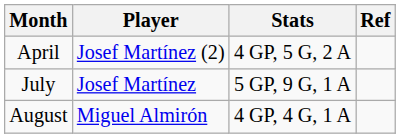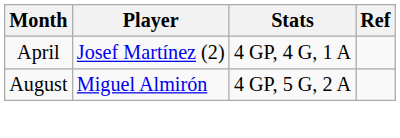(292, 52) 4 GP, 5 G, 2 A -> (292, 52) 4 GP, 4 G, 1 A
- row: (38, 84)
(292, 116) 4 GP, 4 G, 1 A -> (292, 84) 4 GP, 5 G, 2 A
